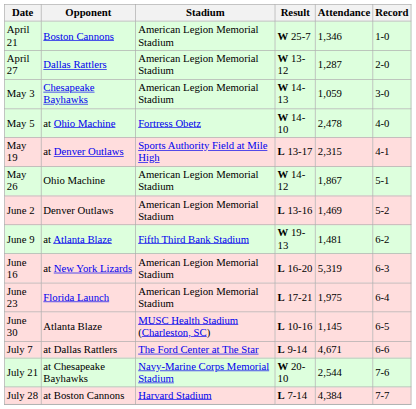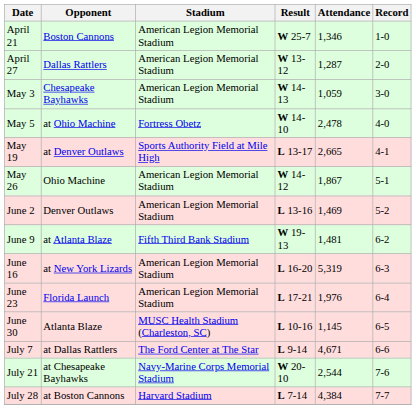(330, 152) 2,315 -> (330, 152) 2,665
(330, 297) 1,975 -> (330, 297) 1,976
